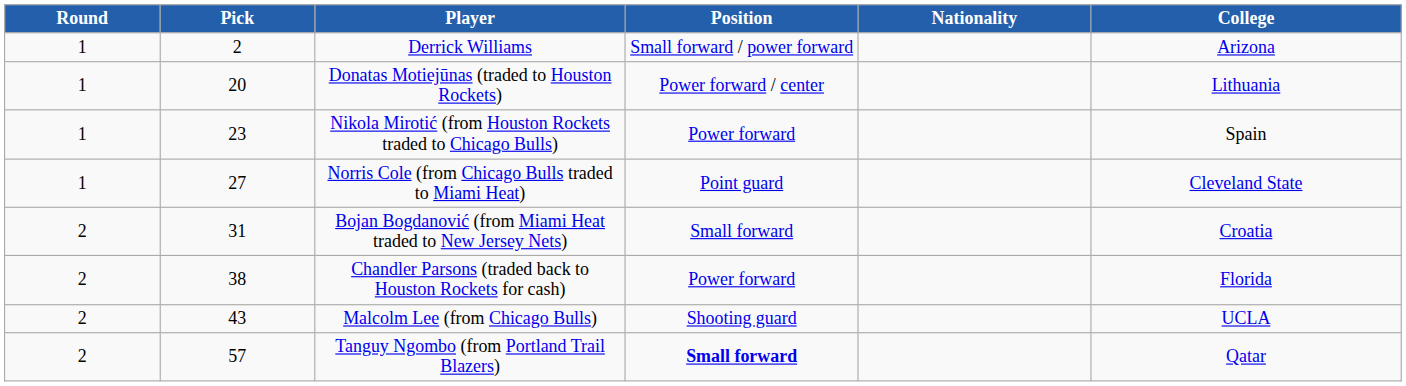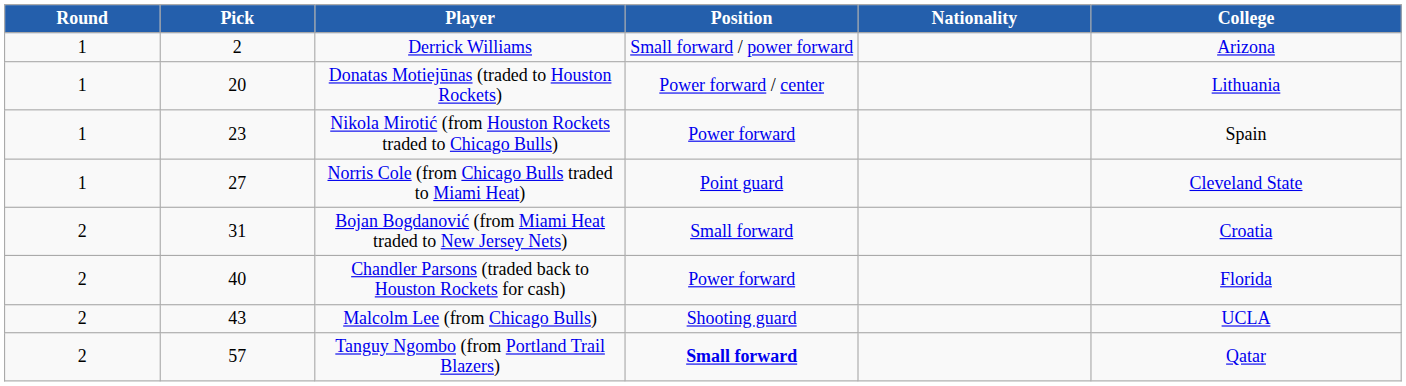(237, 279) 38 -> (237, 279) 40
